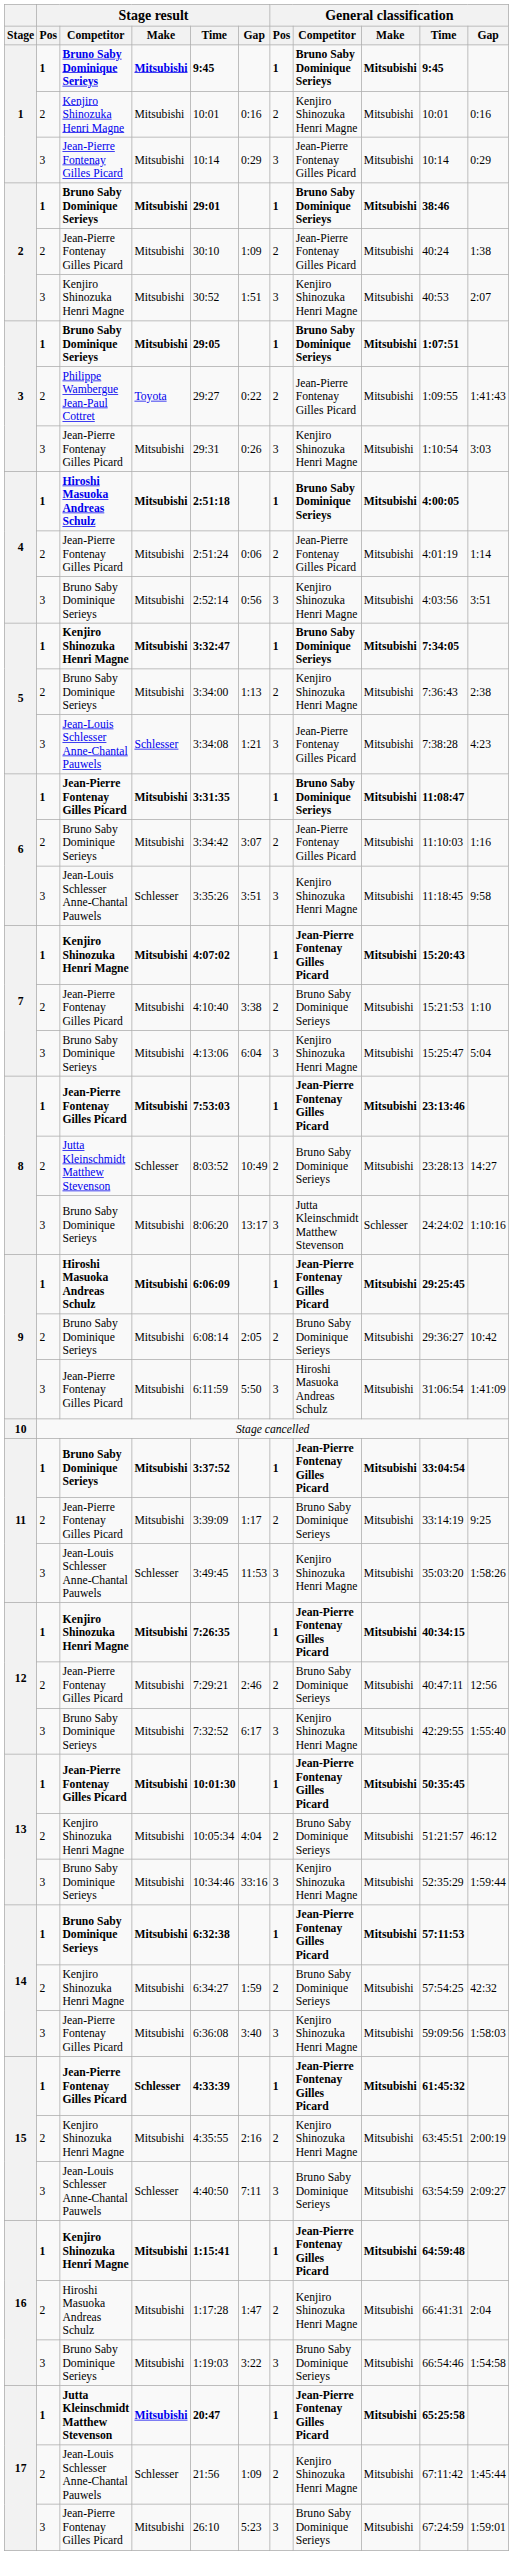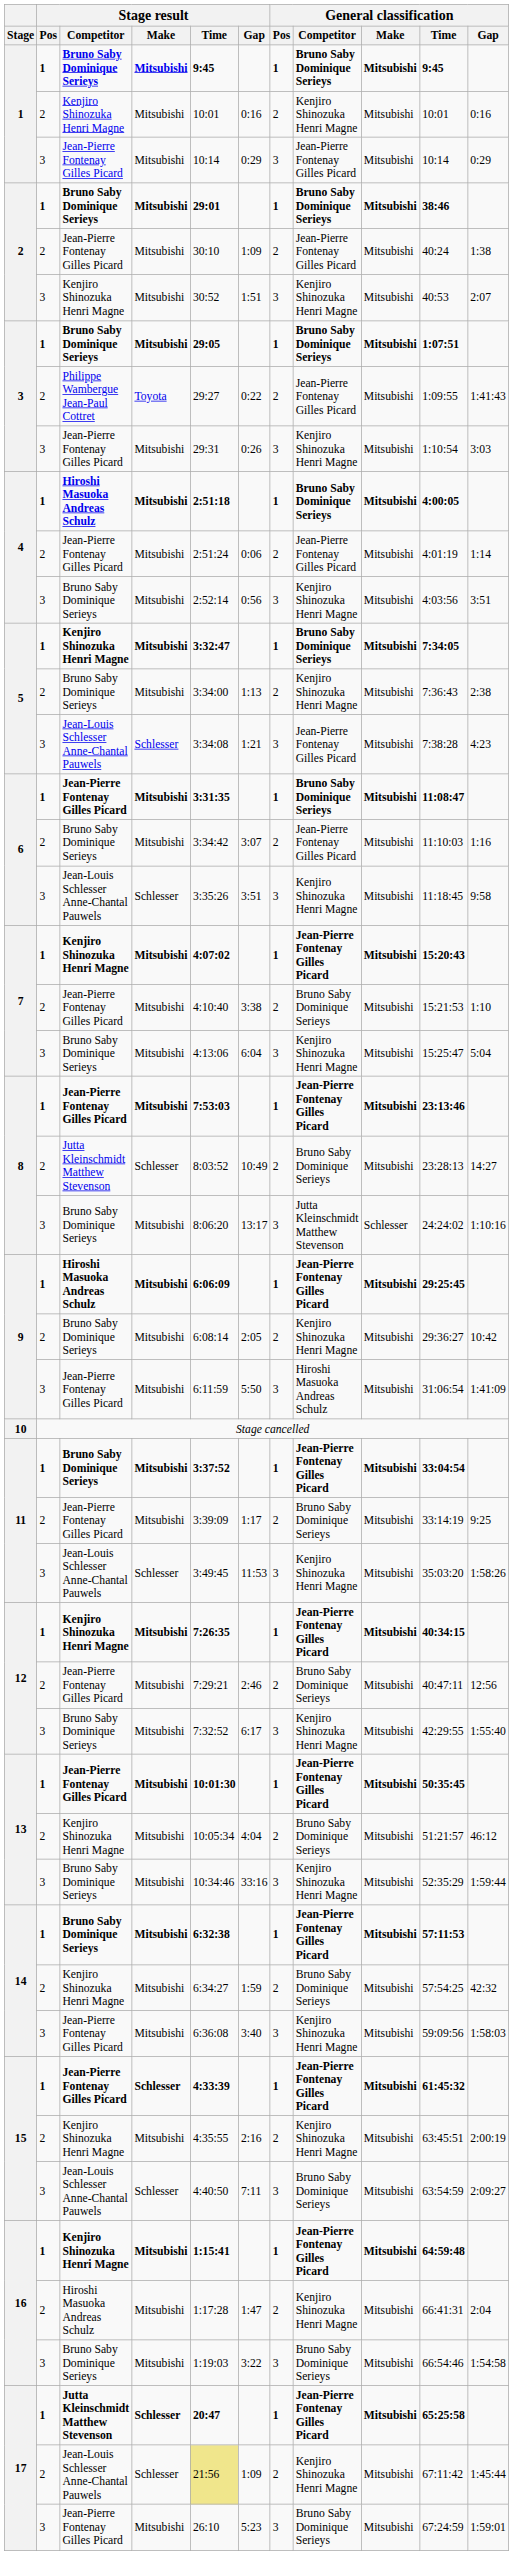(323, 1336) Bruno Saby Dominique Serieys -> (327, 1336) Kenjiro Shinozuka Henri Magne
(161, 2414) Mitsubishi -> (157, 2414) Schlesser
(206, 2474) no background -> (206, 2474) khaki background
